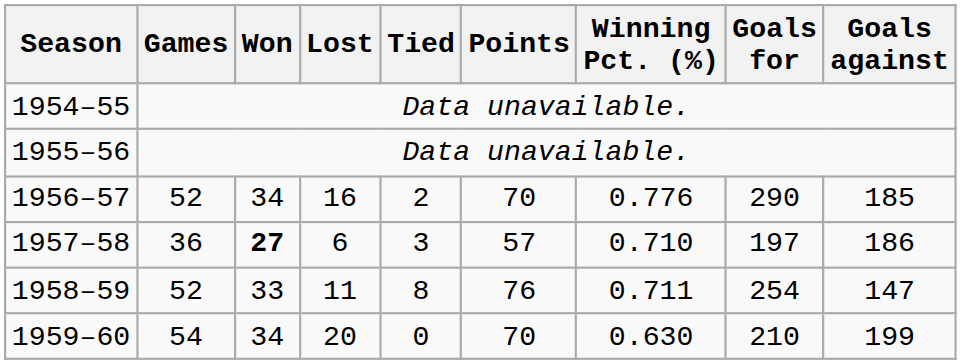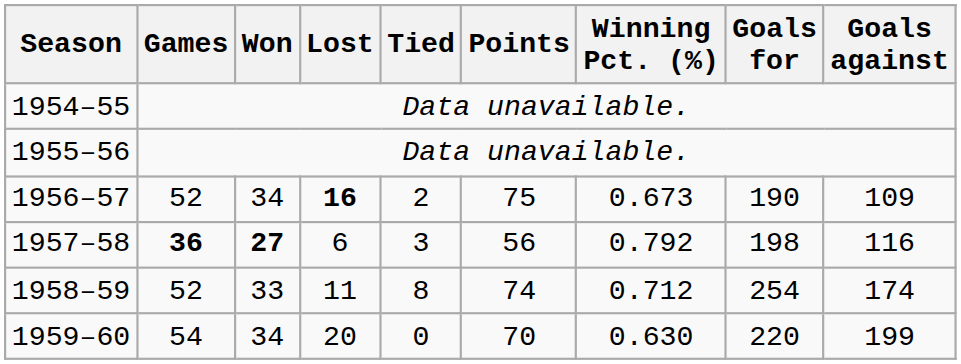(340, 199) normal -> (340, 199) bold
(519, 199) 70 -> (519, 199) 75
(651, 199) 0.776 -> (651, 199) 0.673
(775, 199) 290 -> (775, 199) 190
(890, 199) 185 -> (890, 199) 109
(186, 245) normal -> (186, 245) bold
(519, 245) 57 -> (519, 245) 56
(651, 245) 0.710 -> (651, 245) 0.792
(775, 245) 197 -> (775, 245) 198
(890, 245) 186 -> (890, 245) 116
(519, 291) 76 -> (519, 291) 74
(651, 291) 0.711 -> (651, 291) 0.712
(890, 291) 147 -> (890, 291) 174
(775, 336) 210 -> (775, 336) 220
